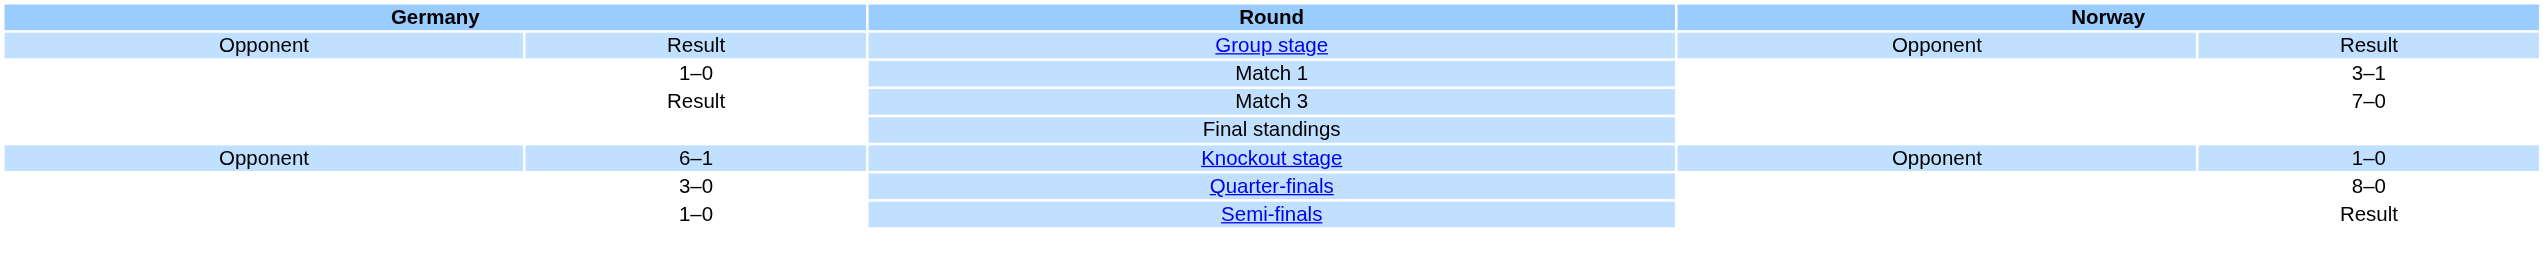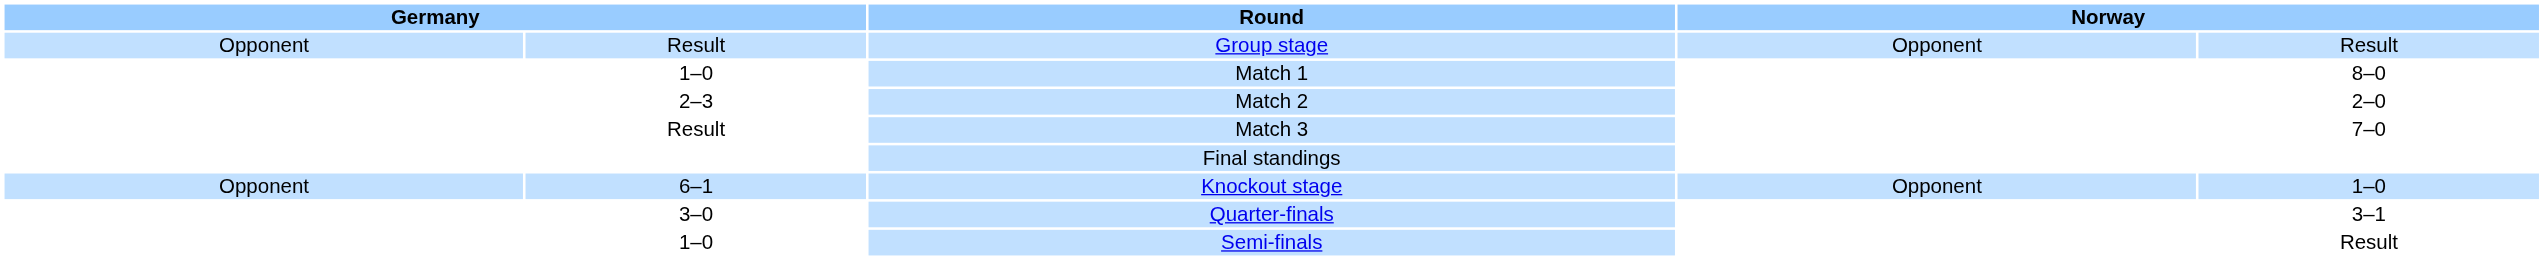(2369, 73) 3–1 -> (2369, 73) 8–0
+ row: (1272, 101)
(2369, 186) 8–0 -> (2369, 214) 3–1
